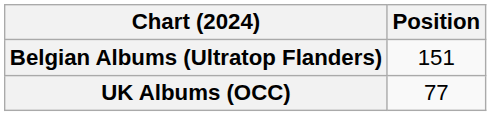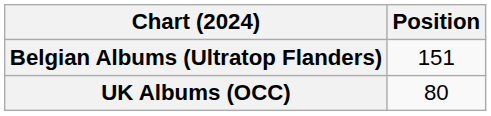(436, 92) 77 -> (436, 92) 80
